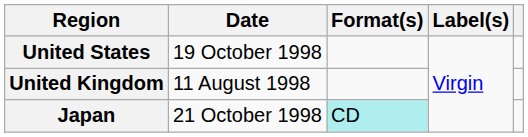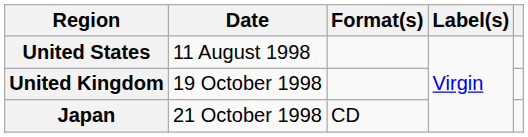(247, 52) 19 October 1998 -> (242, 52) 11 August 1998
(242, 83) 11 August 1998 -> (247, 83) 19 October 1998
(346, 115) paleturquoise background -> (346, 115) no background
